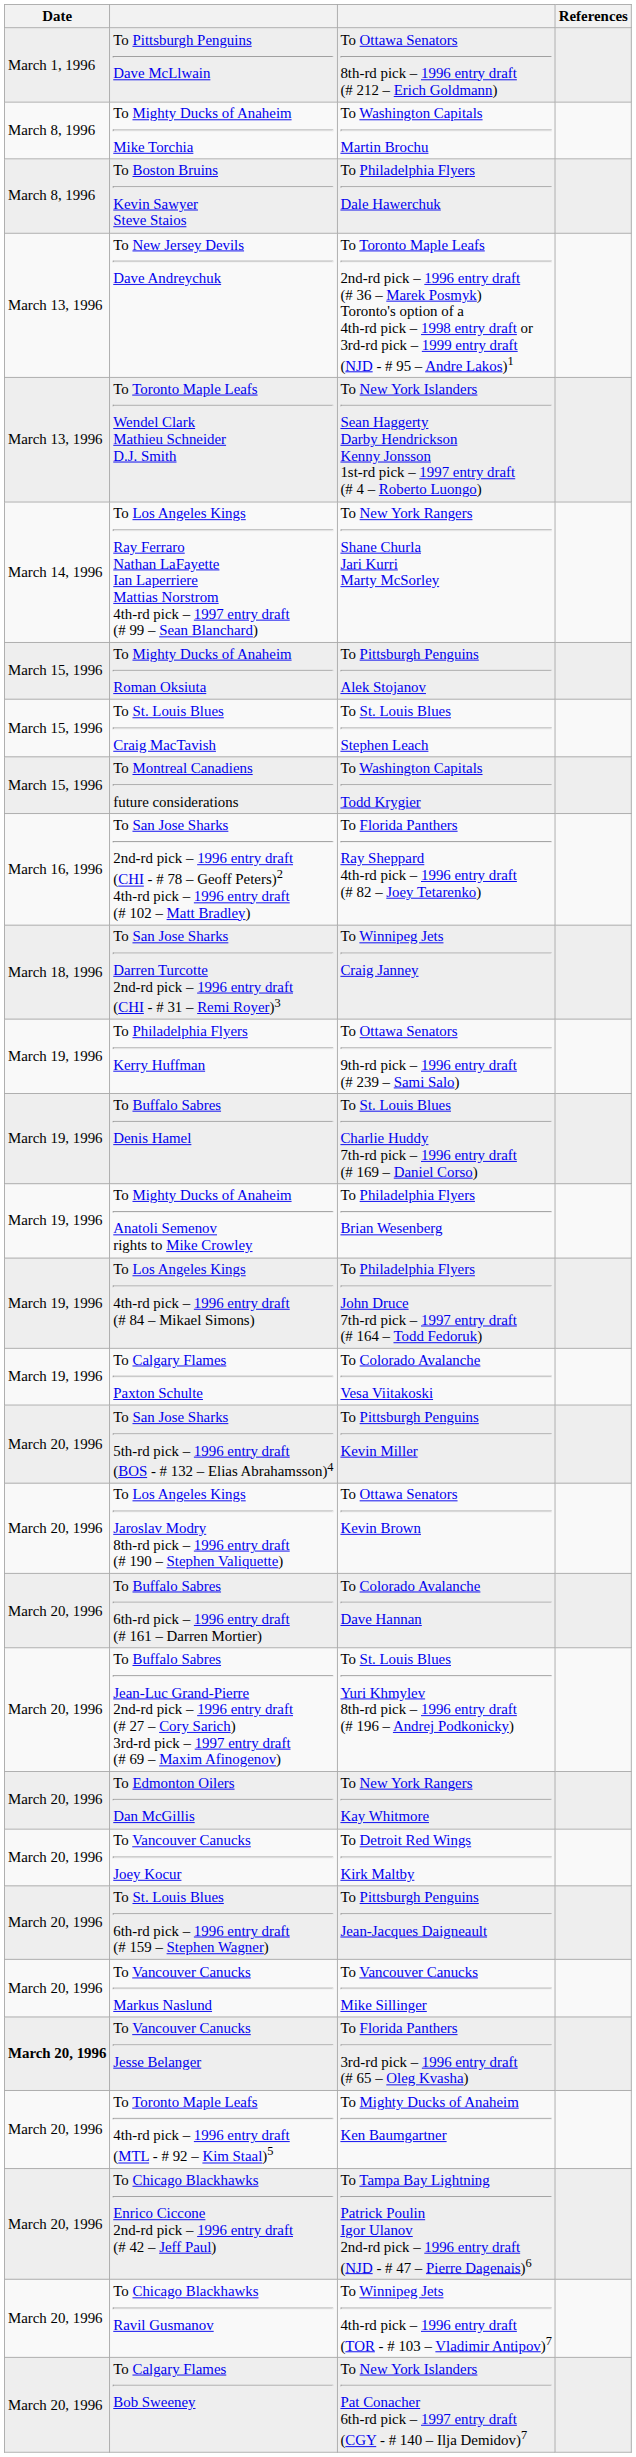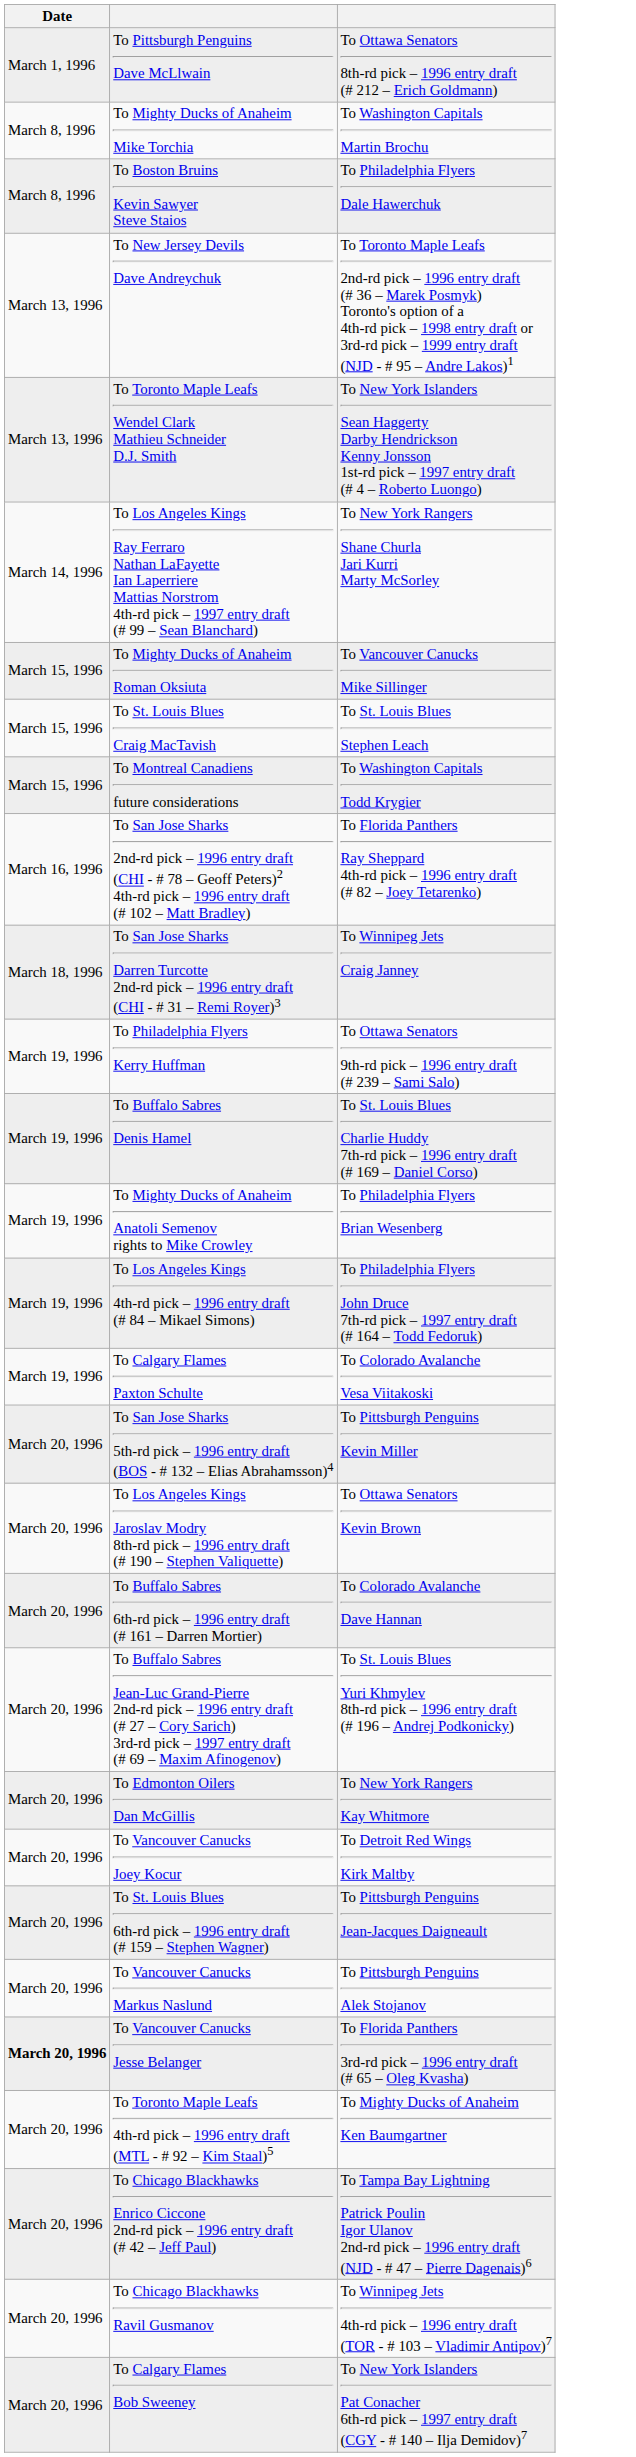- column: (593, 16)
(446, 670) To Pittsburgh Penguins Alek Stojanov -> (446, 670) To Vancouver Canucks Mike Sillinger
(446, 1988) To Vancouver Canucks Mike Sillinger -> (446, 1988) To Pittsburgh Penguins Alek Stojanov
